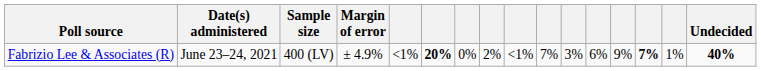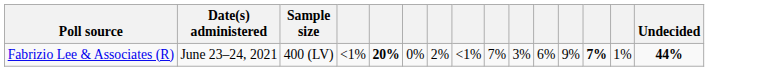- column: (363, 24)
(721, 54) 40% -> (669, 54) 44%
